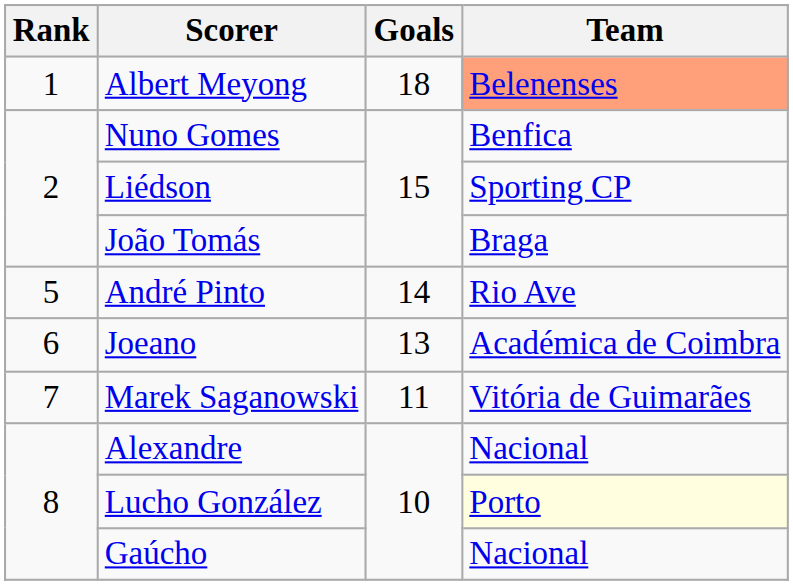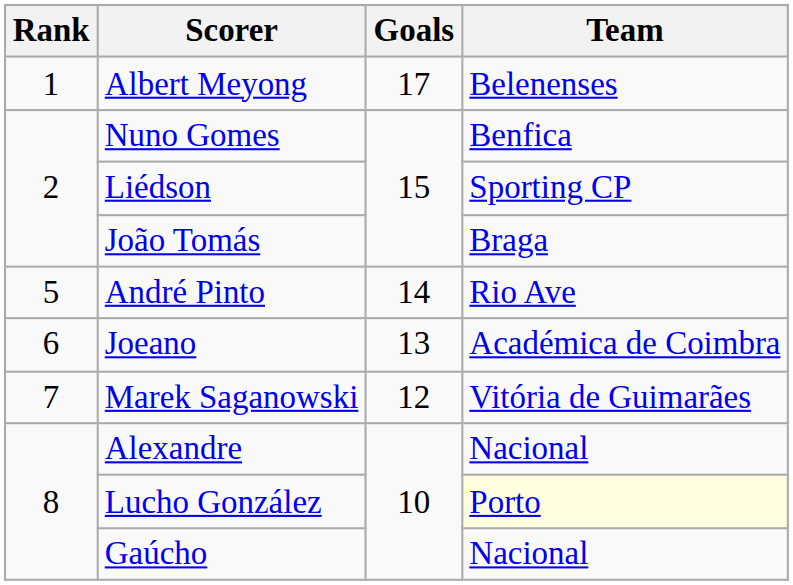(414, 82) 18 -> (414, 82) 17
(543, 82) lightsalmon background -> (543, 82) no background
(414, 396) 11 -> (414, 396) 12
